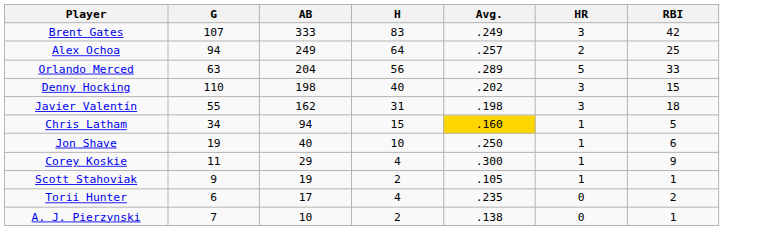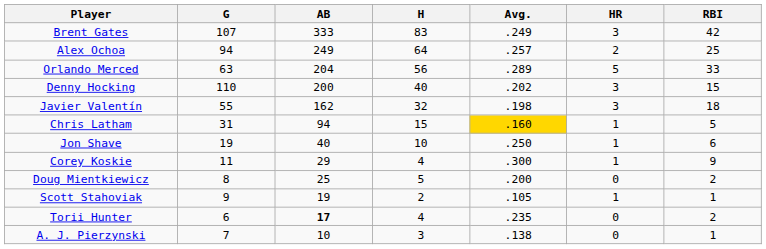(306, 87) 198 -> (324, 87) 200
(397, 106) 31 -> (421, 106) 32
(214, 124) 34 -> (226, 124) 31
+ row: (91, 180)
(306, 198) normal -> (324, 216) bold
(397, 216) 2 -> (421, 235) 3
